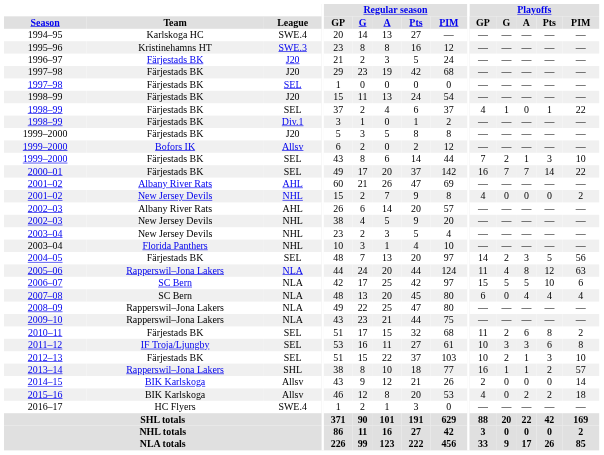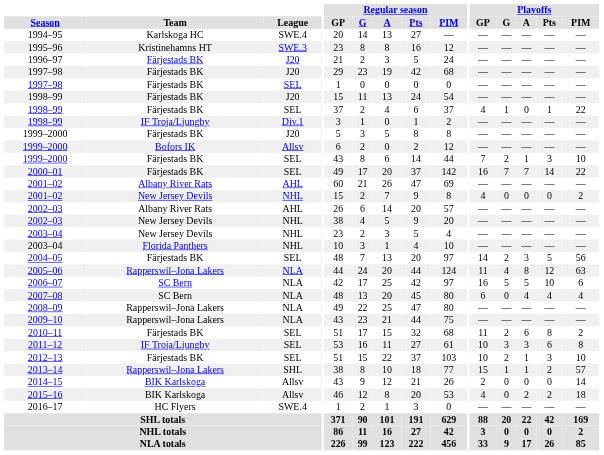(175, 121) Färjestads BK -> (175, 121) IF Troja/Ljungby
(483, 283) 15 -> (483, 283) 16
(483, 369) 16 -> (483, 369) 15
